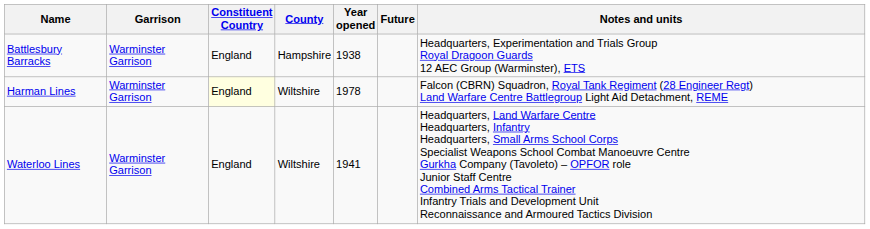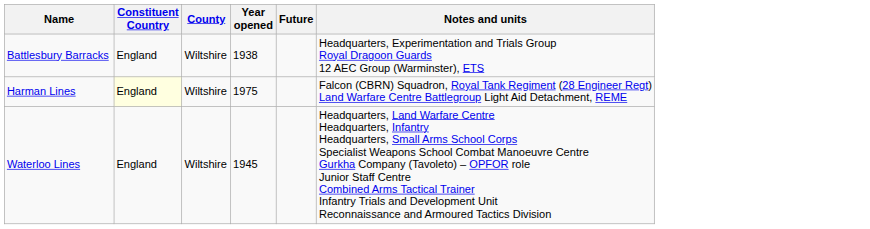- column: (158, 19)
(304, 55) Hampshire -> (206, 55) Wiltshire
(348, 91) 1978 -> (245, 91) 1975
(348, 165) 1941 -> (245, 165) 1945
